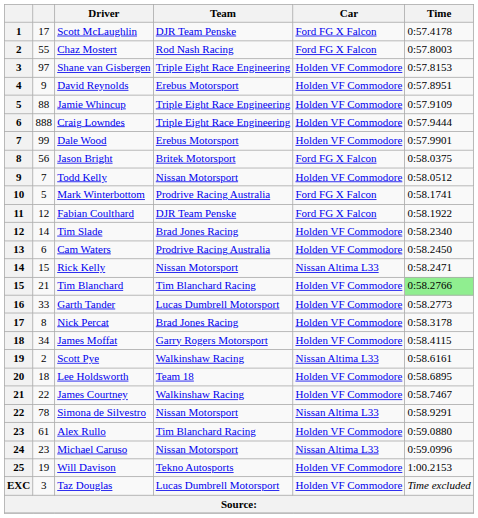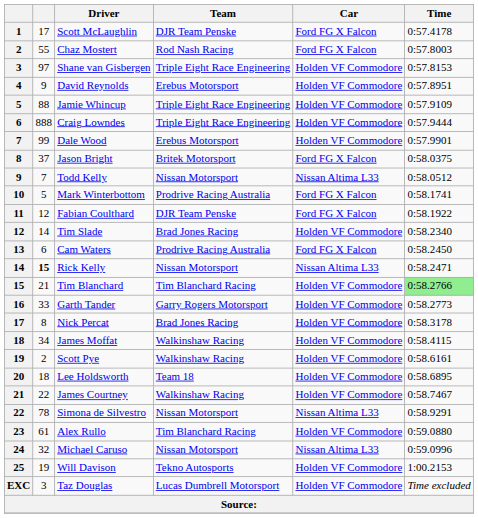(44, 158) 56 -> (44, 158) 37
(349, 176) Holden VF Commodore -> (337, 176) Nissan Altima L33
(349, 249) Holden VF Commodore -> (336, 249) Ford FG X Falcon
(44, 267) normal -> (44, 267) bold
(218, 303) Lucas Dumbrell Motorsport -> (212, 303) Garry Rogers Motorsport
(212, 340) Garry Rogers Motorsport -> (200, 340) Walkinshaw Racing
(337, 358) Nissan Altima L33 -> (349, 358) Holden VF Commodore
(44, 449) 23 -> (44, 449) 32
